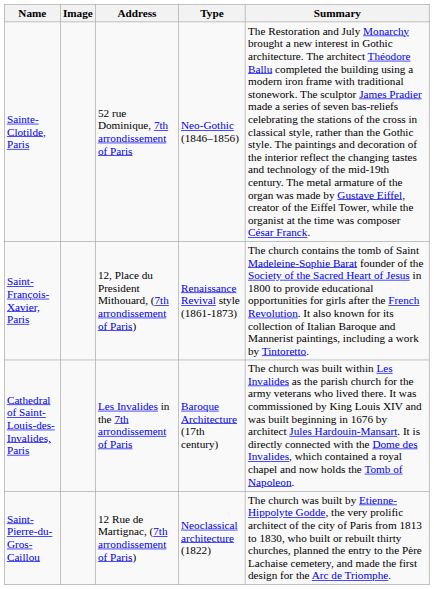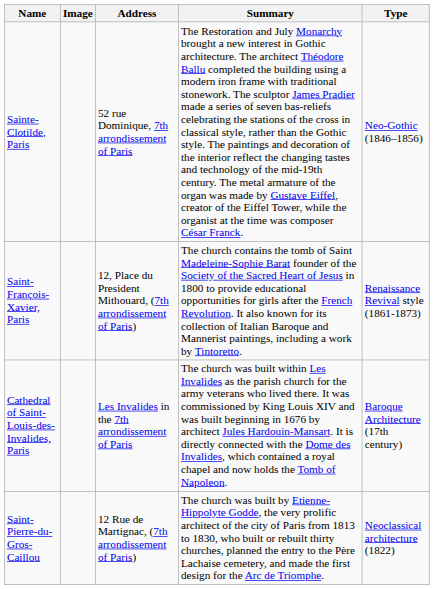columns swapped: (212, 13) <-> (337, 13)
